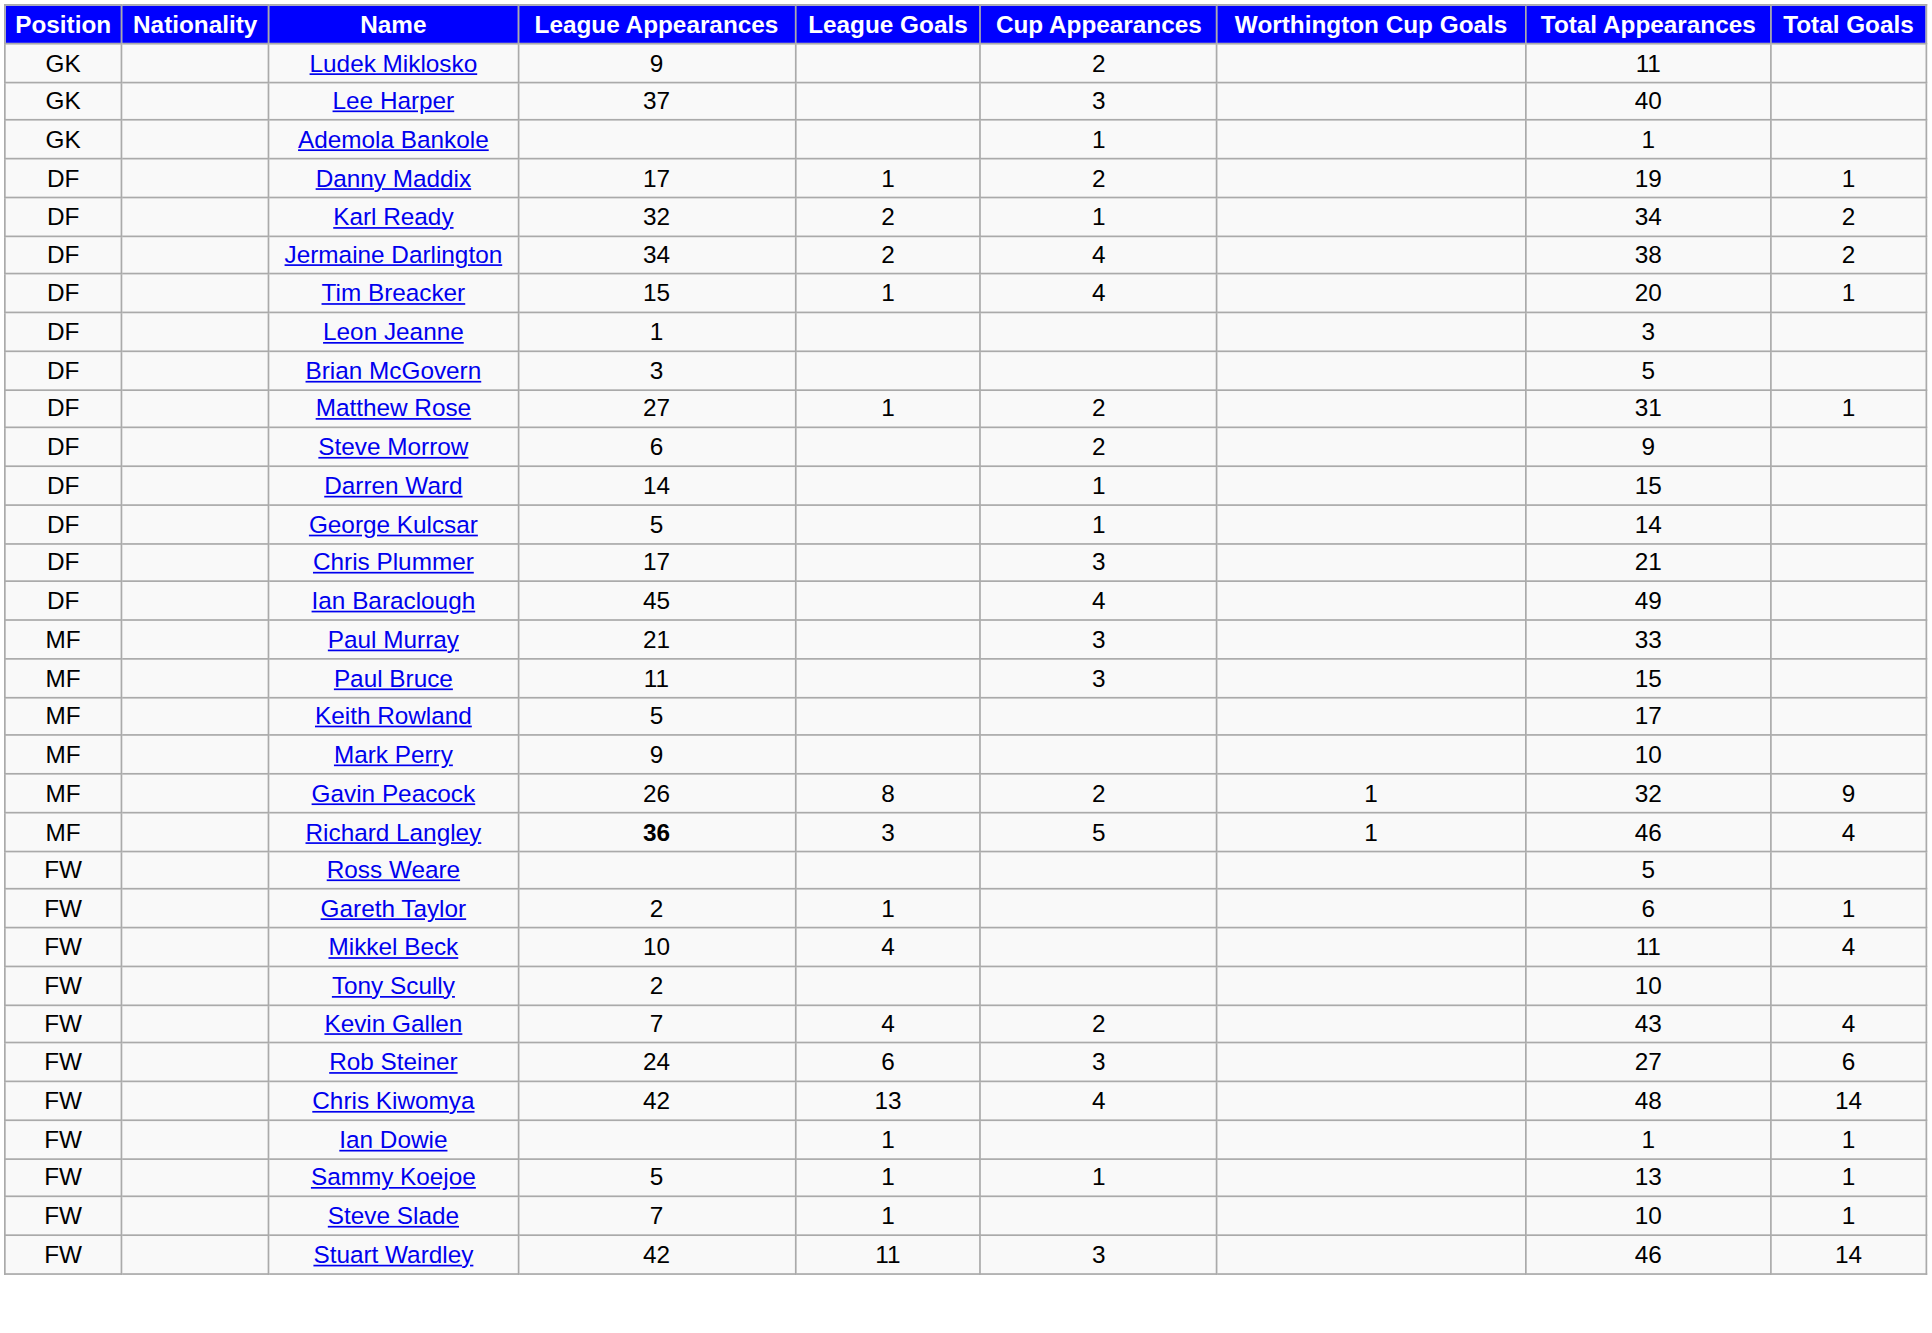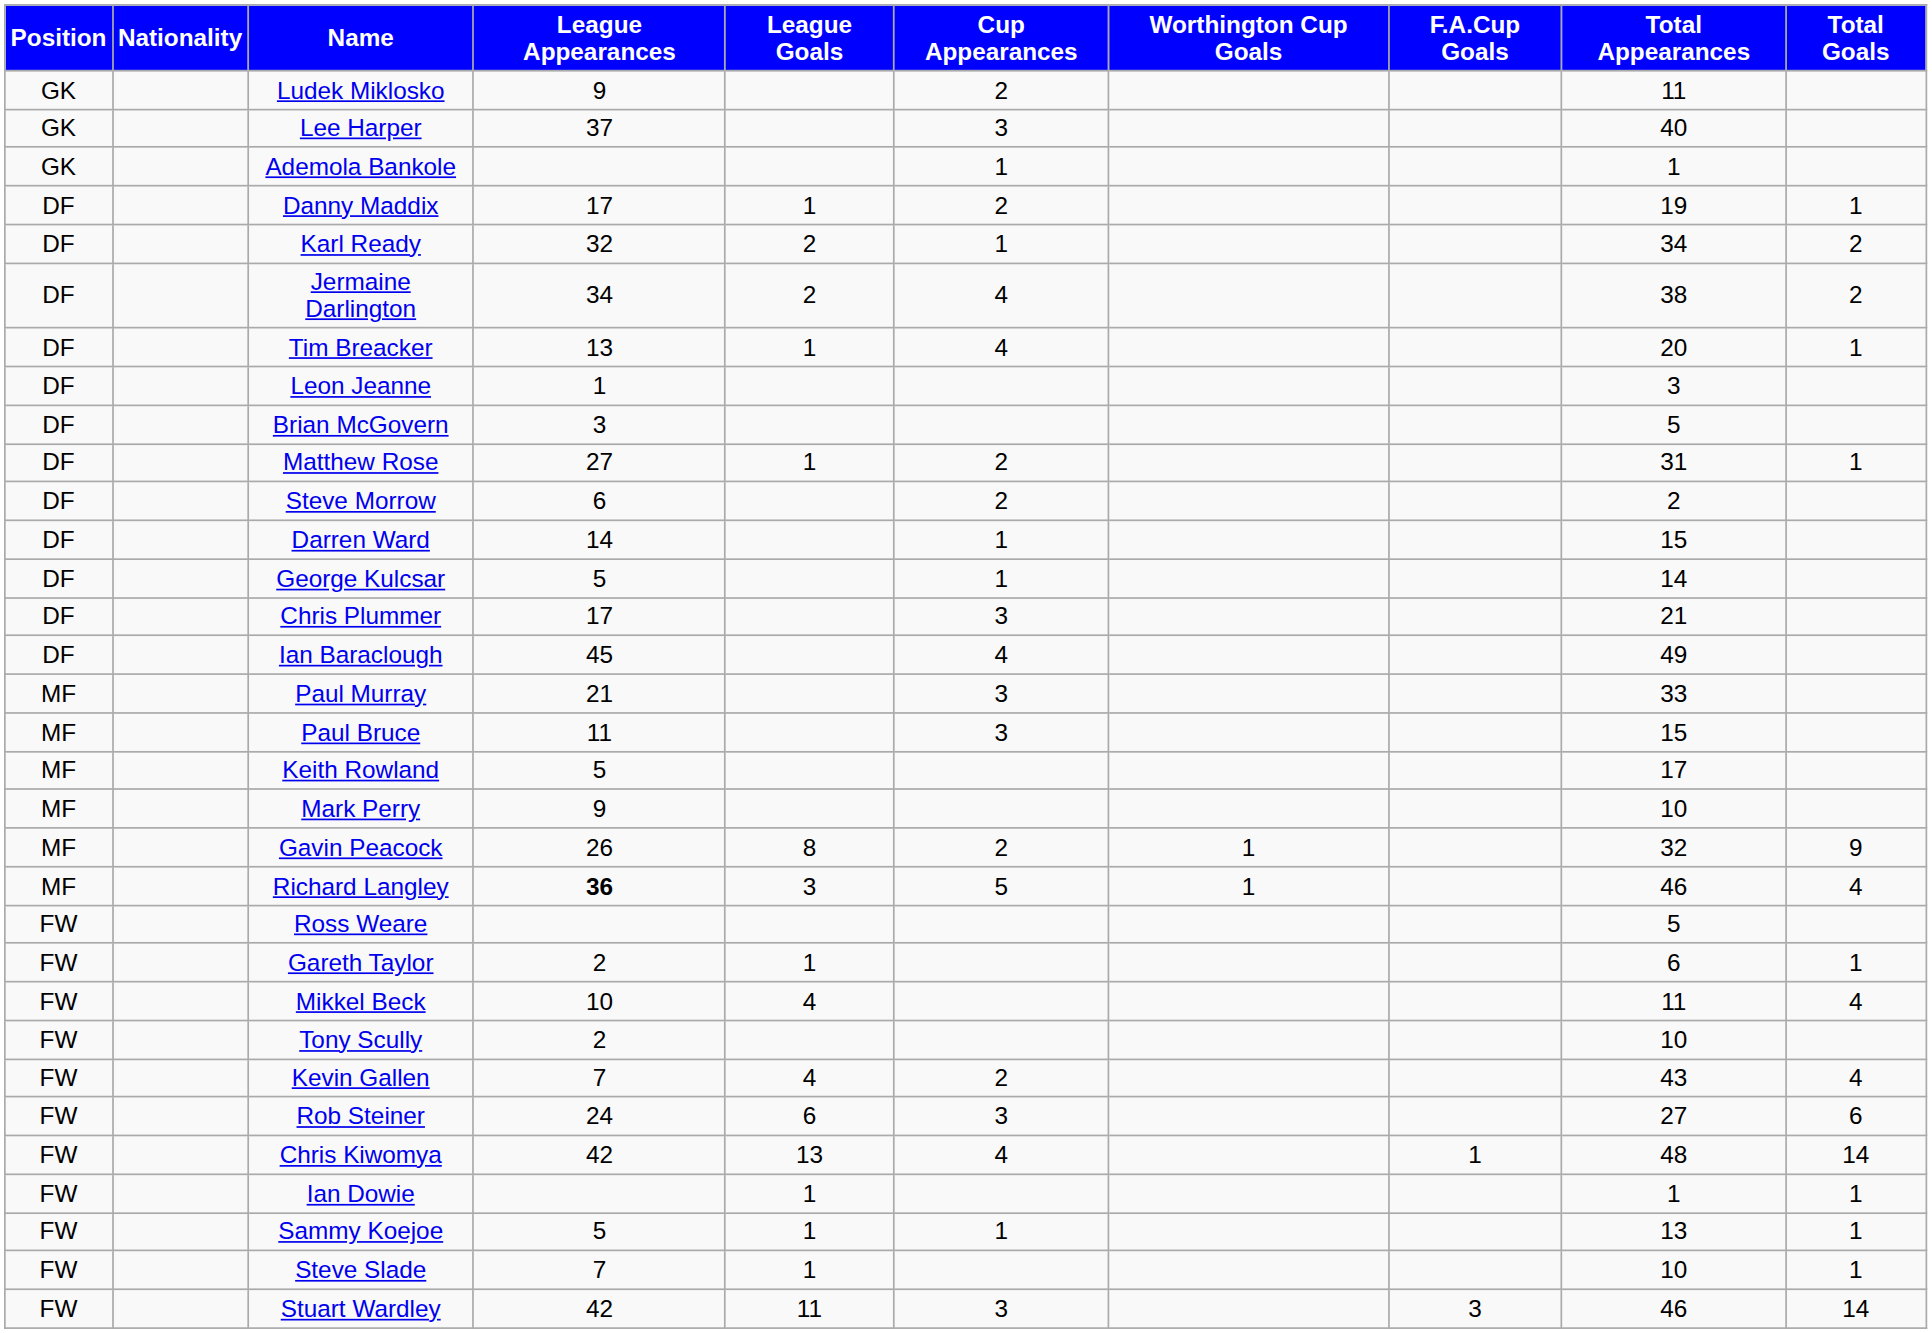+ column: (1475, 38)
(656, 294) 15 -> (599, 348) 13
(1648, 447) 9 -> (1674, 501) 2
